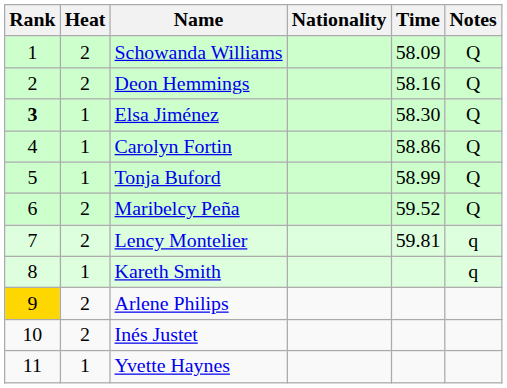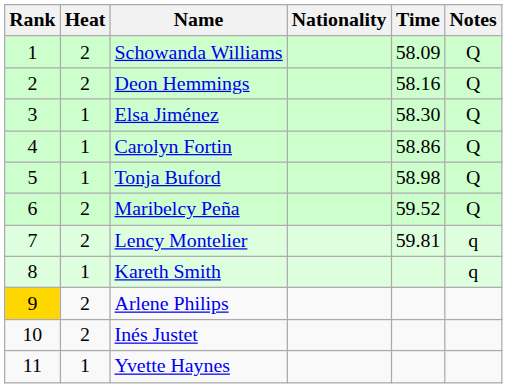(32, 114) bold -> (32, 114) normal
(418, 177) 58.99 -> (418, 177) 58.98
